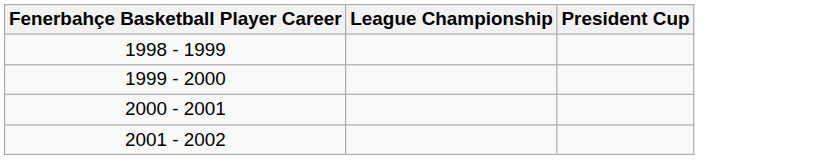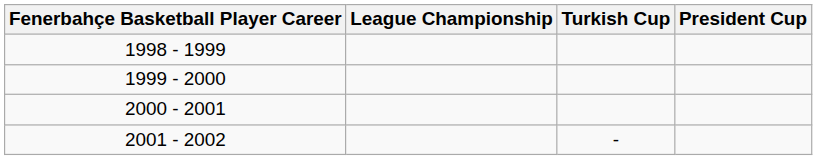+ column: (616, 19)
